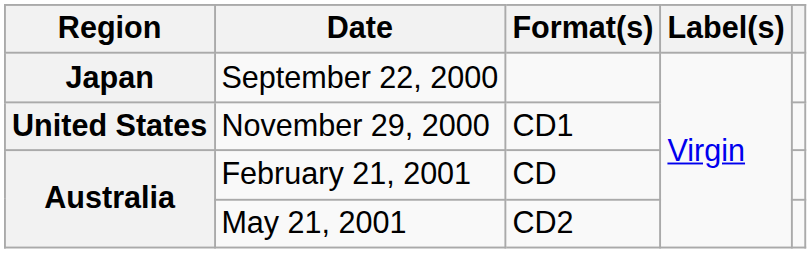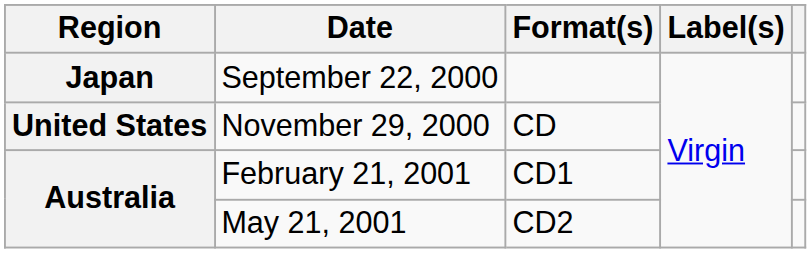(543, 125) CD1 -> (534, 125) CD
(534, 174) CD -> (543, 174) CD1
